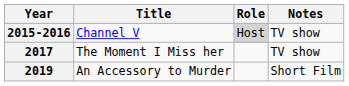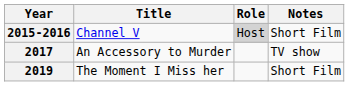(295, 33) TV show -> (306, 33) Short Film
(150, 52) The Moment I Miss her -> (154, 52) An Accessory to Murder
(154, 71) An Accessory to Murder -> (150, 71) The Moment I Miss her
